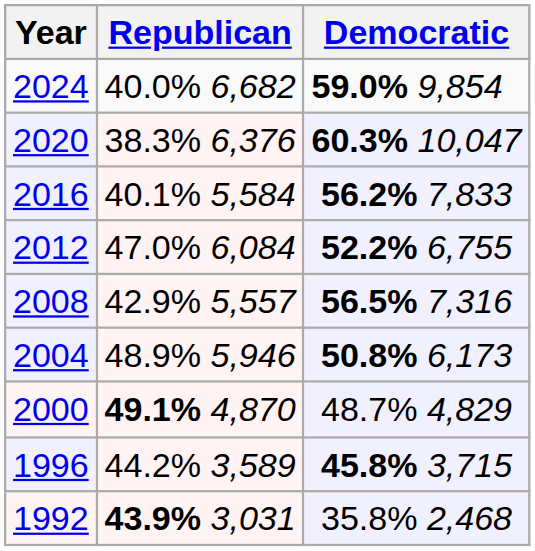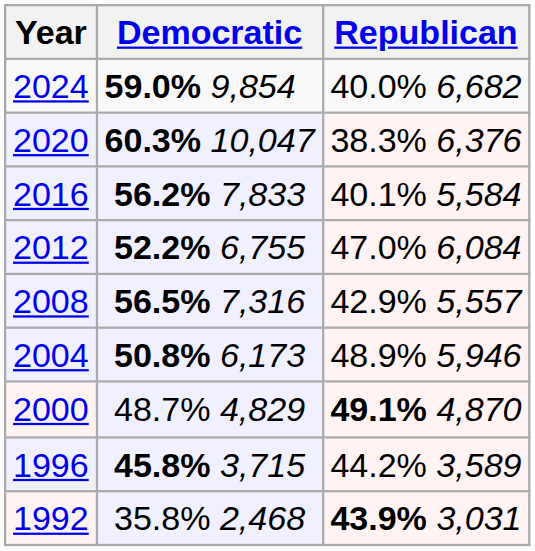columns swapped: (200, 32) <-> (417, 32)
